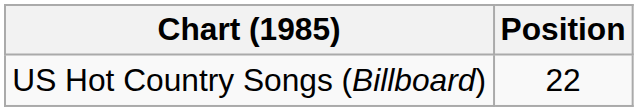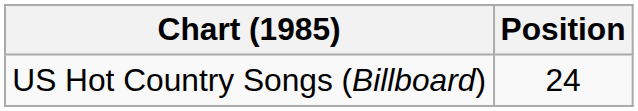(563, 79) 22 -> (563, 79) 24
